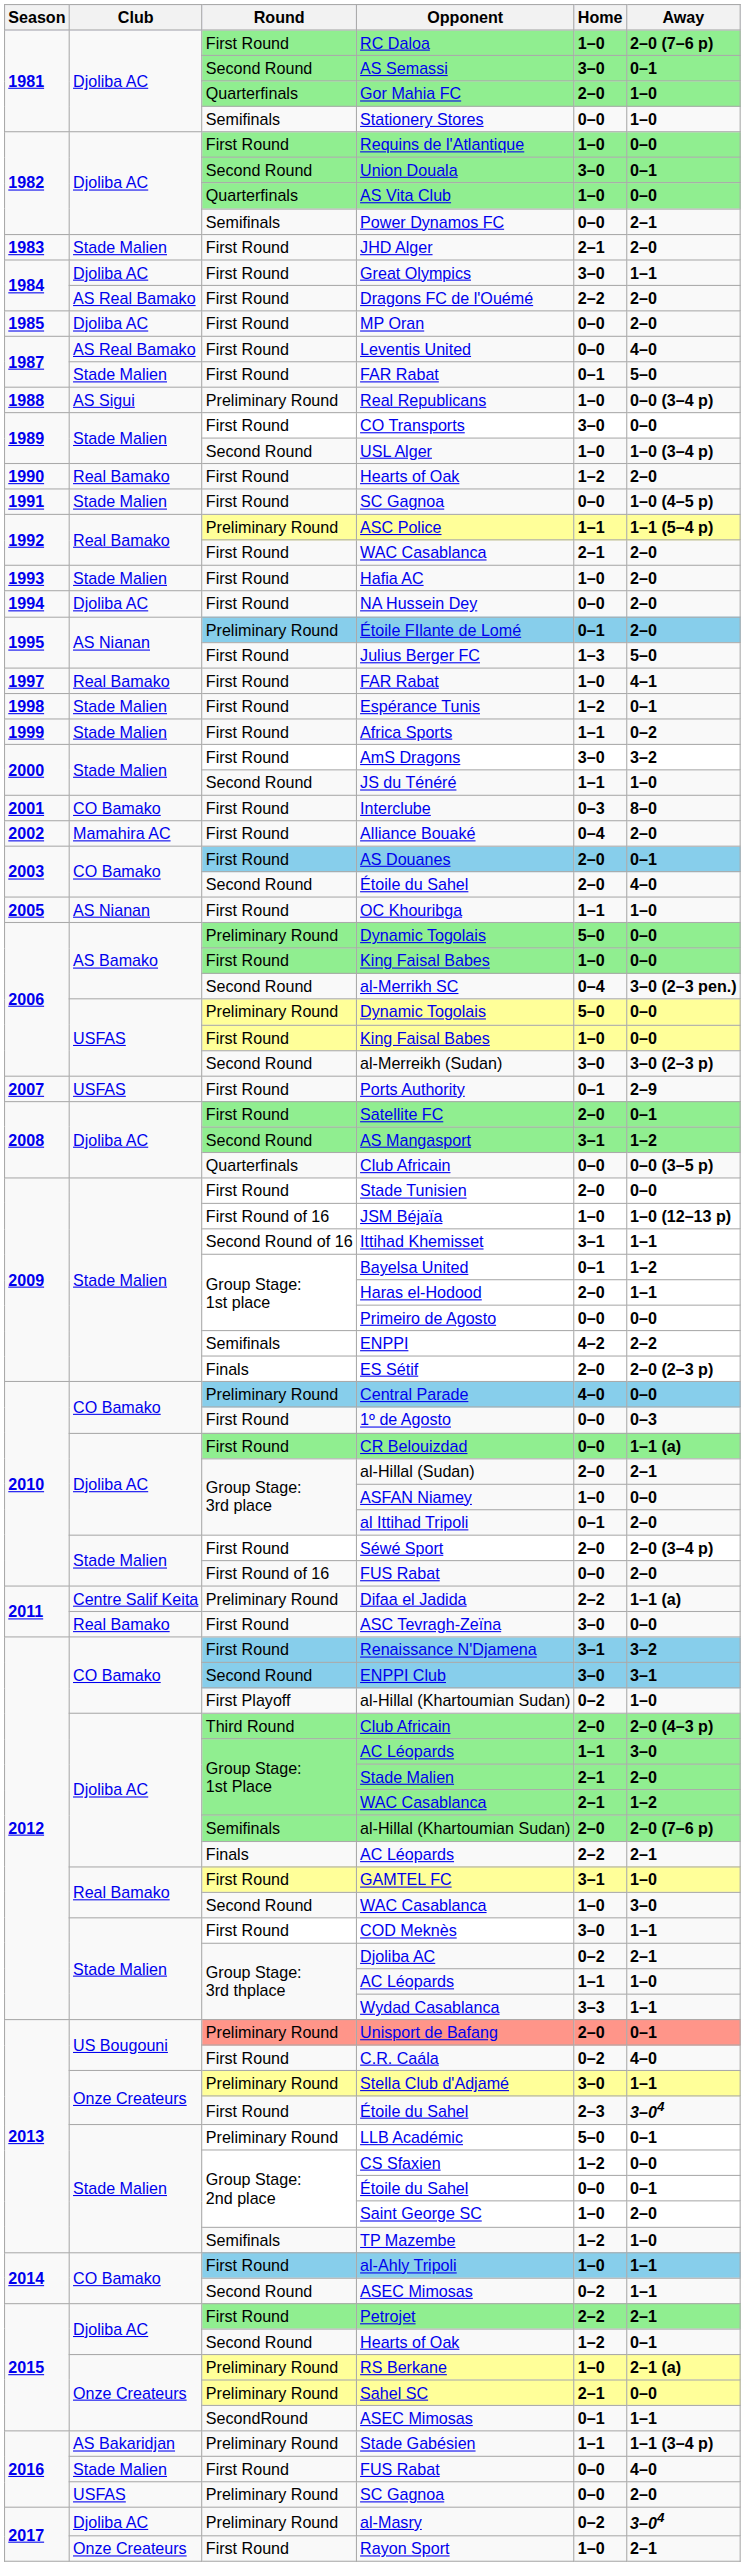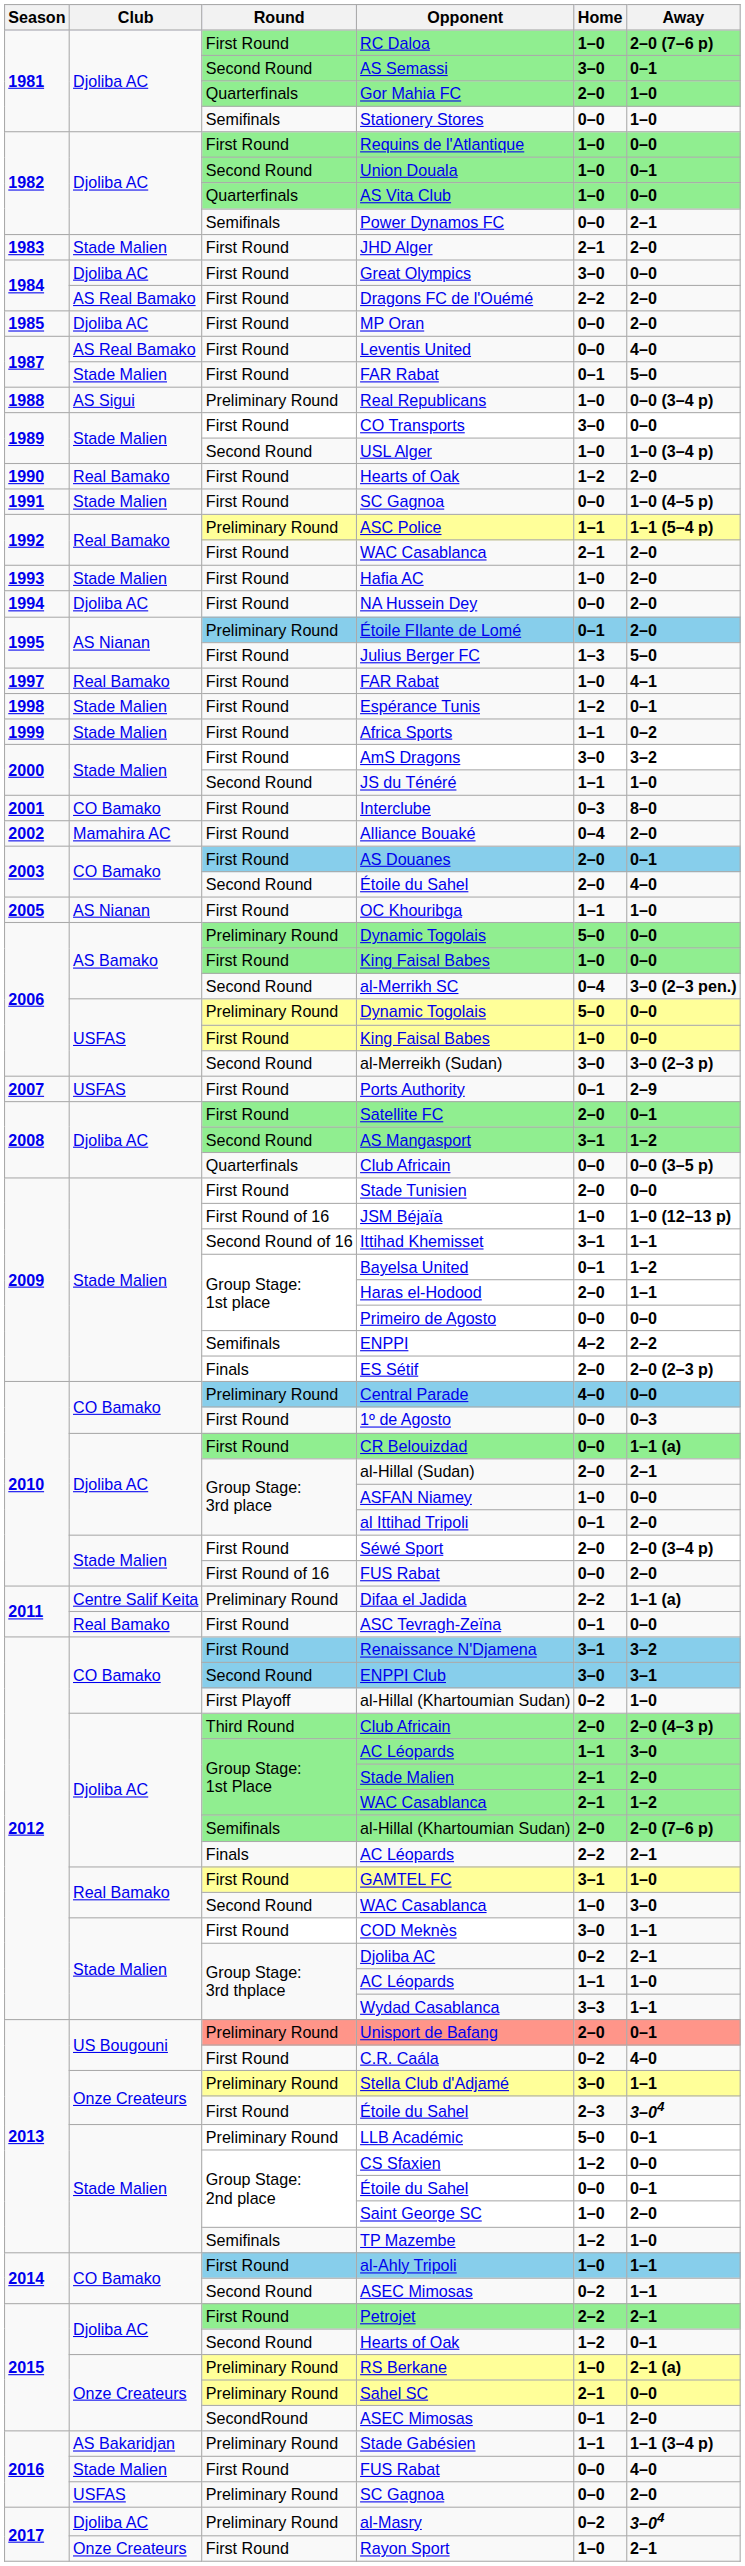(591, 171) 3–0 -> (591, 171) 1–0
(643, 273) 1–1 -> (643, 273) 0–0
(591, 1624) 3–0 -> (591, 1624) 0–1
(643, 2418) 1–1 -> (643, 2418) 2–0
